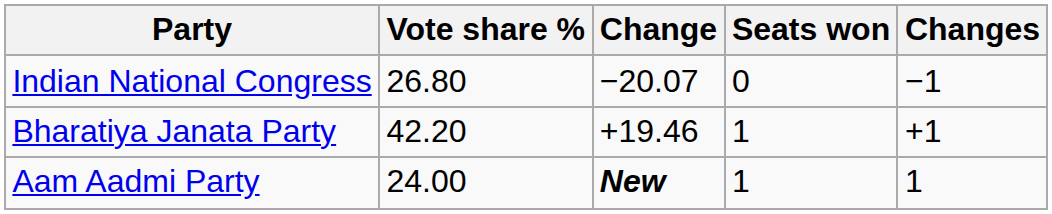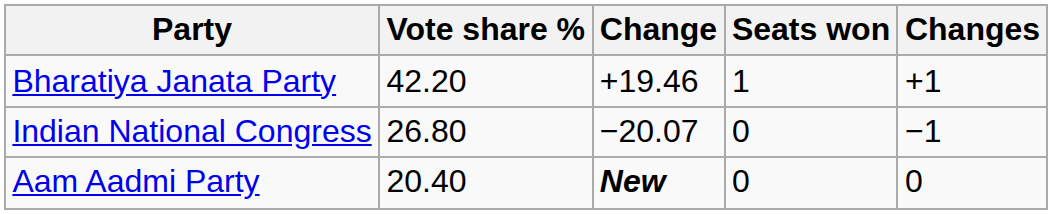rows swapped: (174, 131) <-> (192, 80)
(427, 182) 24.00 -> (427, 182) 20.40
(741, 182) 1 -> (741, 182) 0
(914, 182) 1 -> (914, 182) 0
